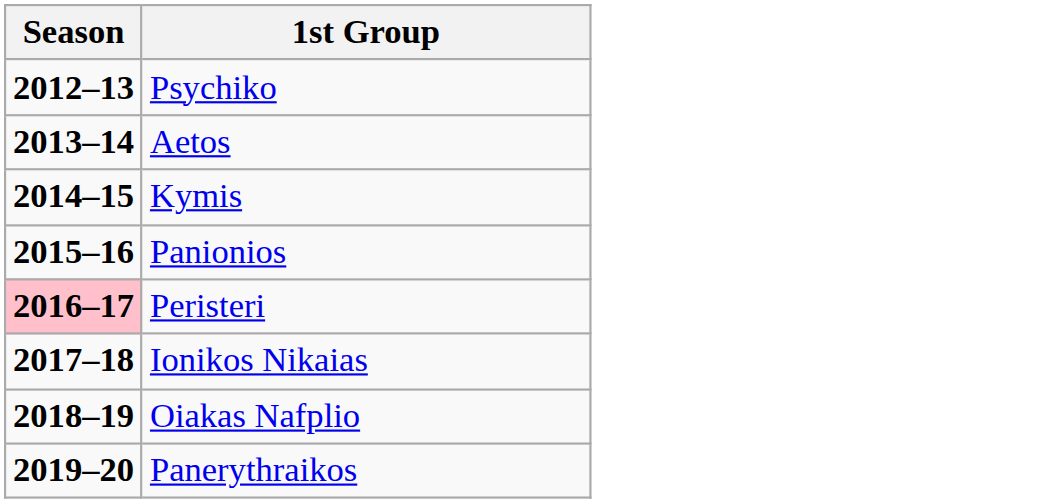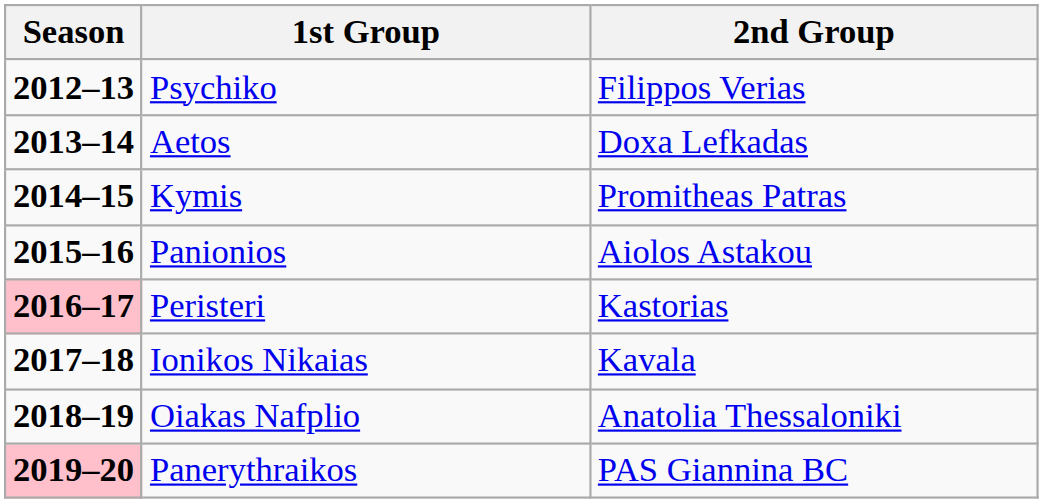+ column: (814, 31)
(74, 470) no background -> (74, 470) pink background
